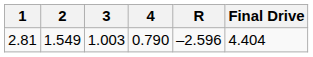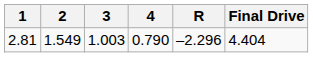(199, 39) –2.596 -> (199, 39) –2.296
